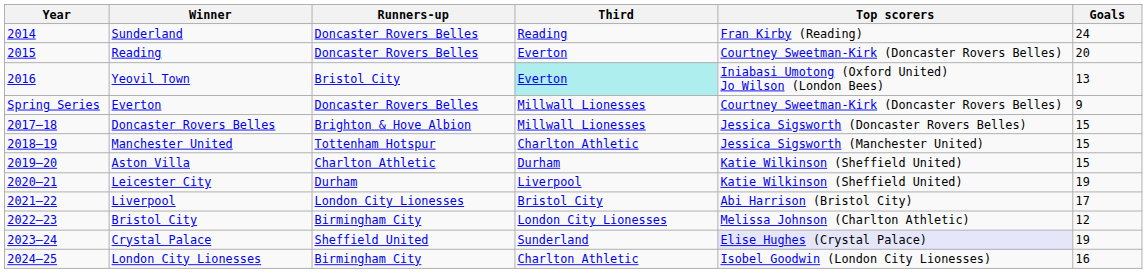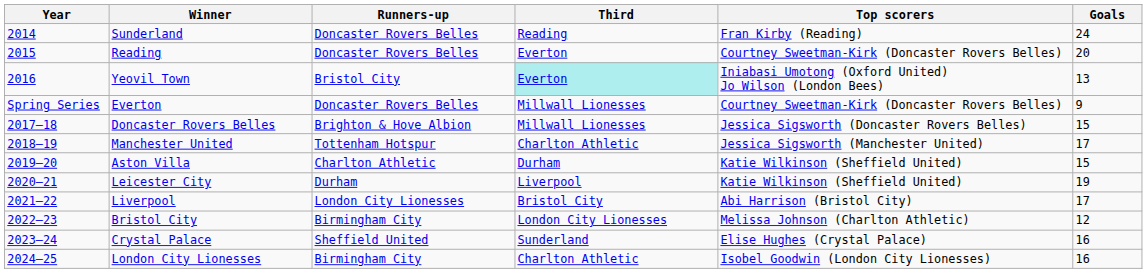(1083, 143) 15 -> (1083, 143) 17
(824, 240) lavender background -> (824, 240) no background
(1083, 240) 19 -> (1083, 240) 16
